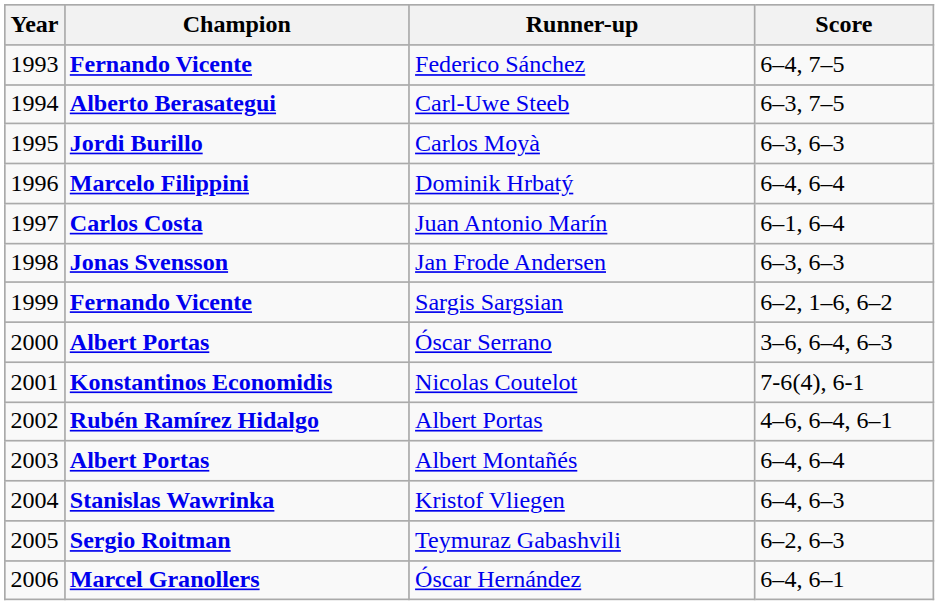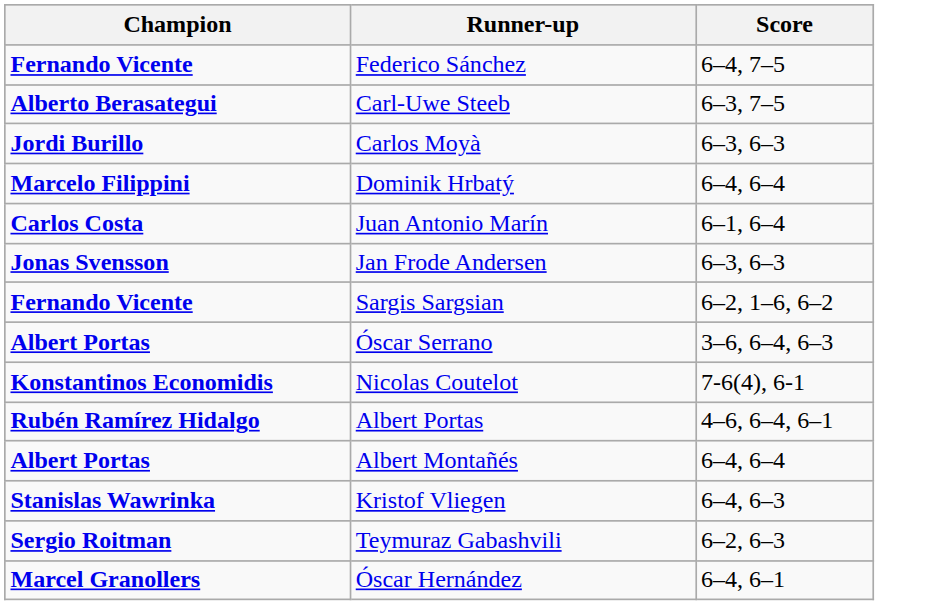- column: (35, 24)
